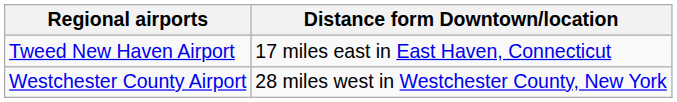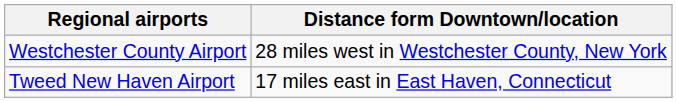rows swapped: (122, 50) <-> (128, 81)
